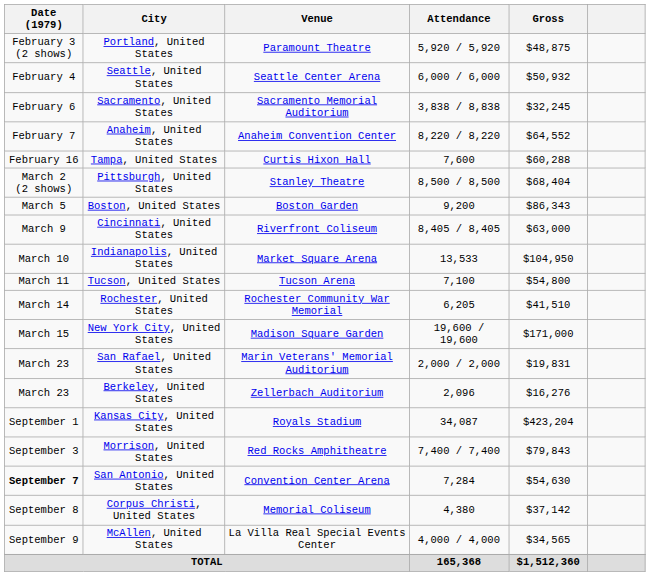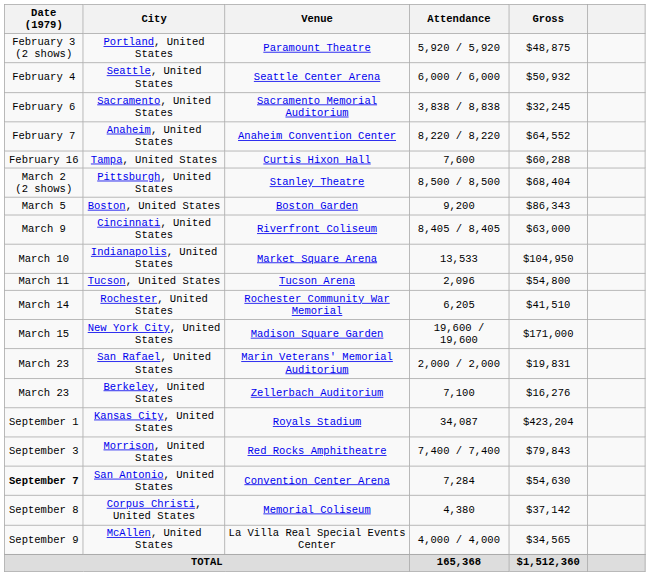(459, 282) 7,100 -> (459, 282) 2,096
(459, 393) 2,096 -> (459, 393) 7,100
